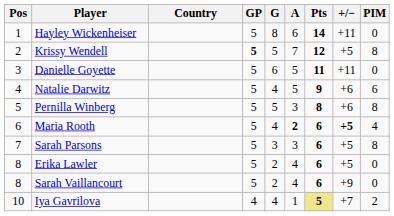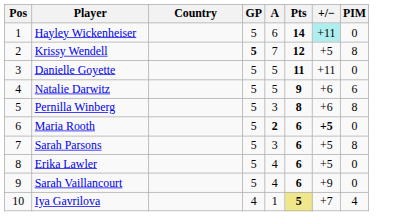- column: (275, 13)
(347, 32) no background -> (326, 32) paleturquoise background
(375, 126) 4 -> (354, 126) 0
(18, 182) 8 -> (18, 182) 9
(375, 201) 2 -> (354, 201) 4
